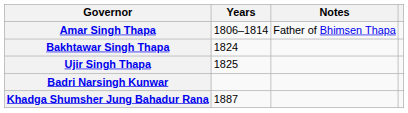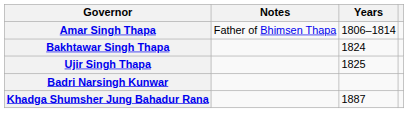columns swapped: (241, 13) <-> (335, 13)
